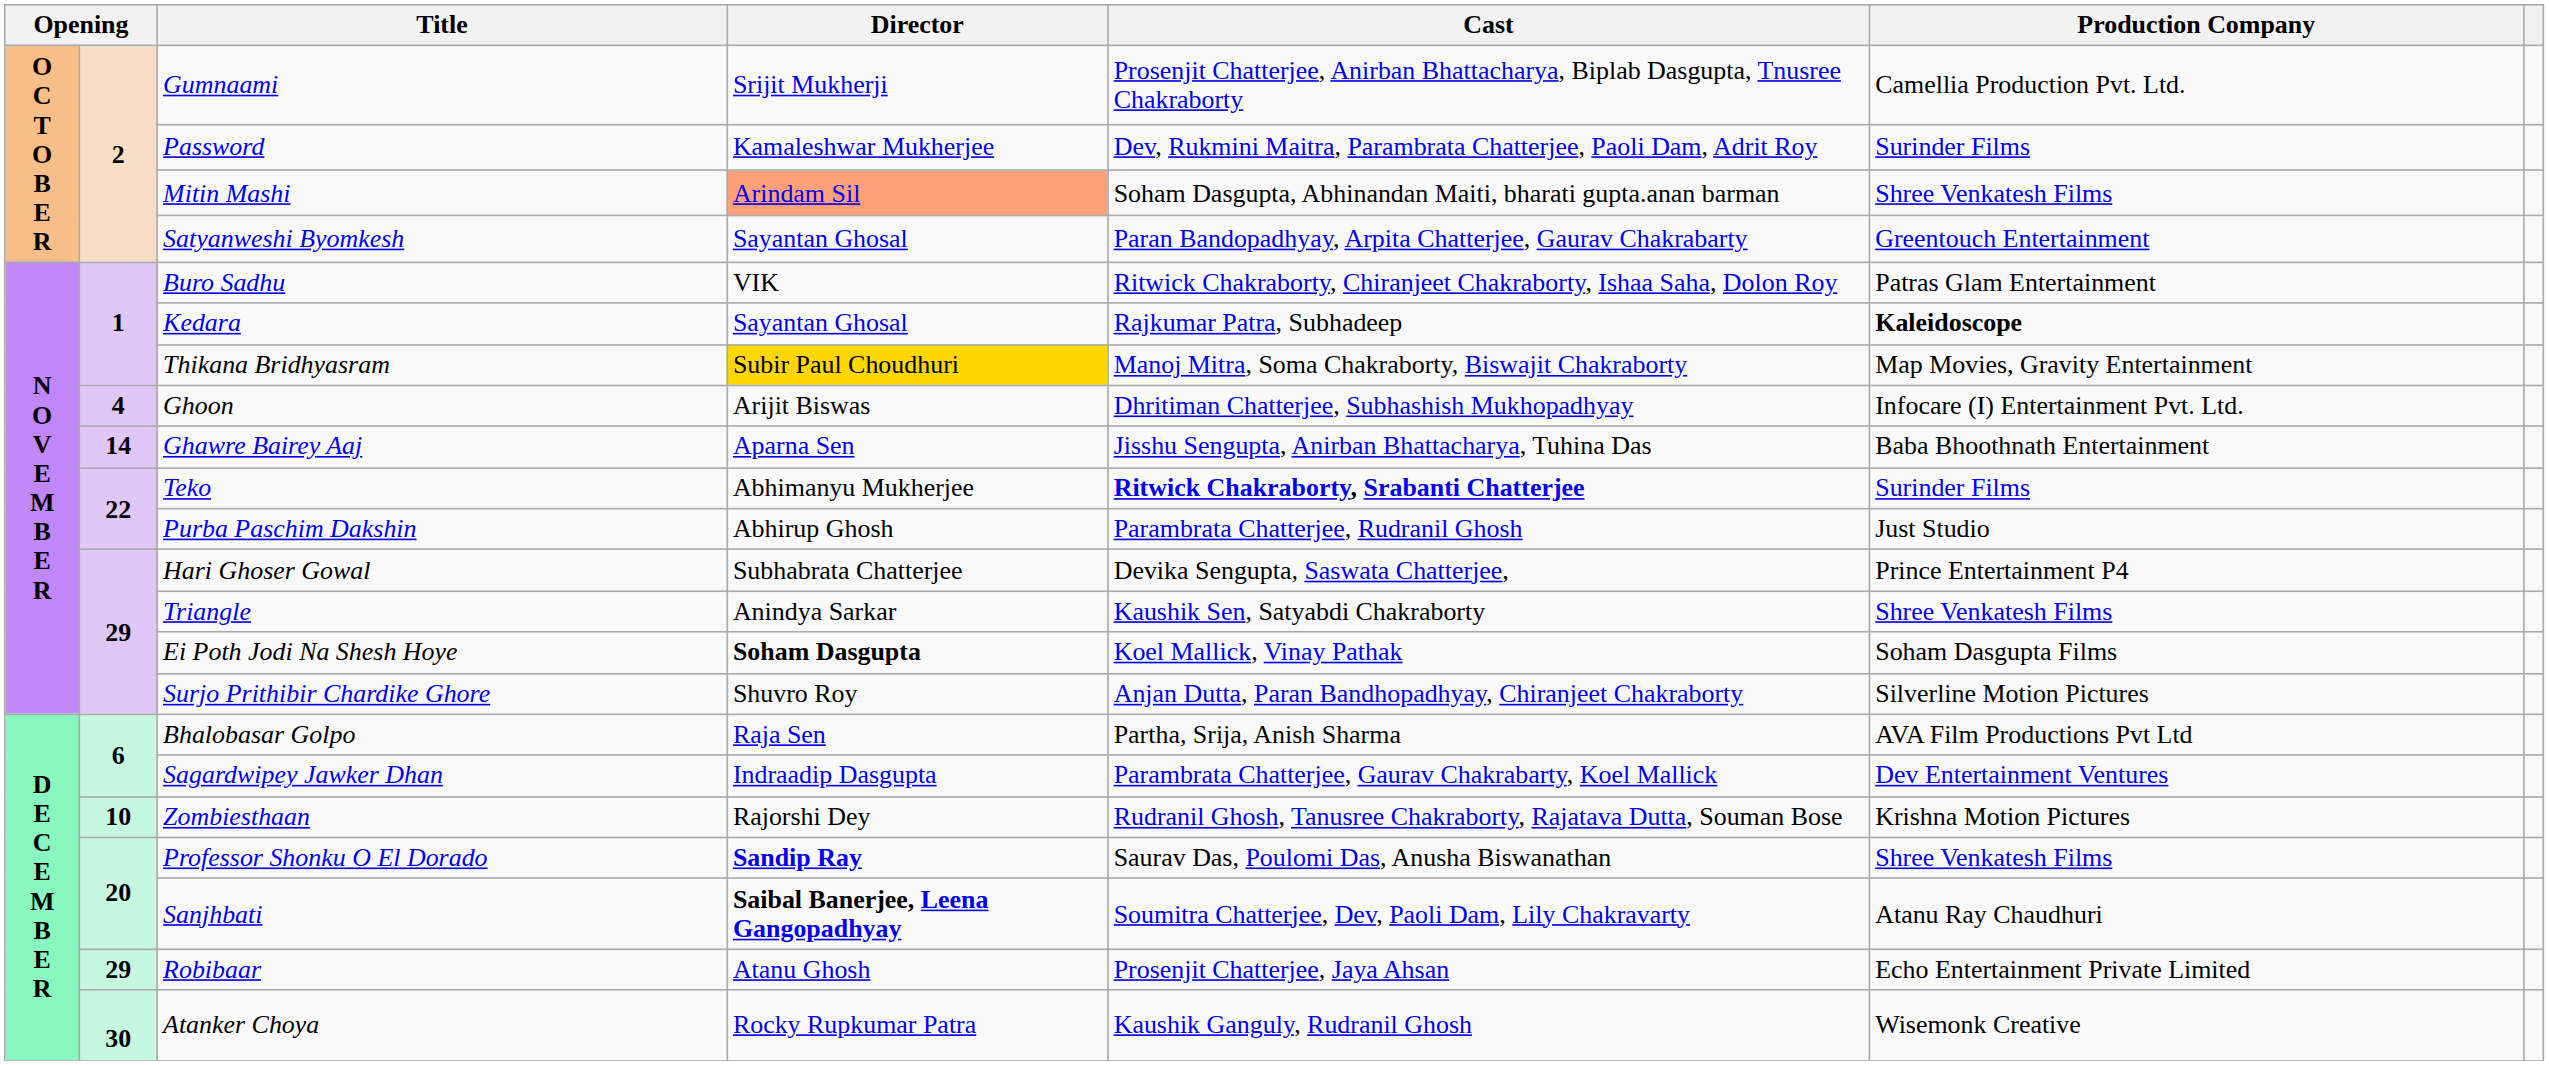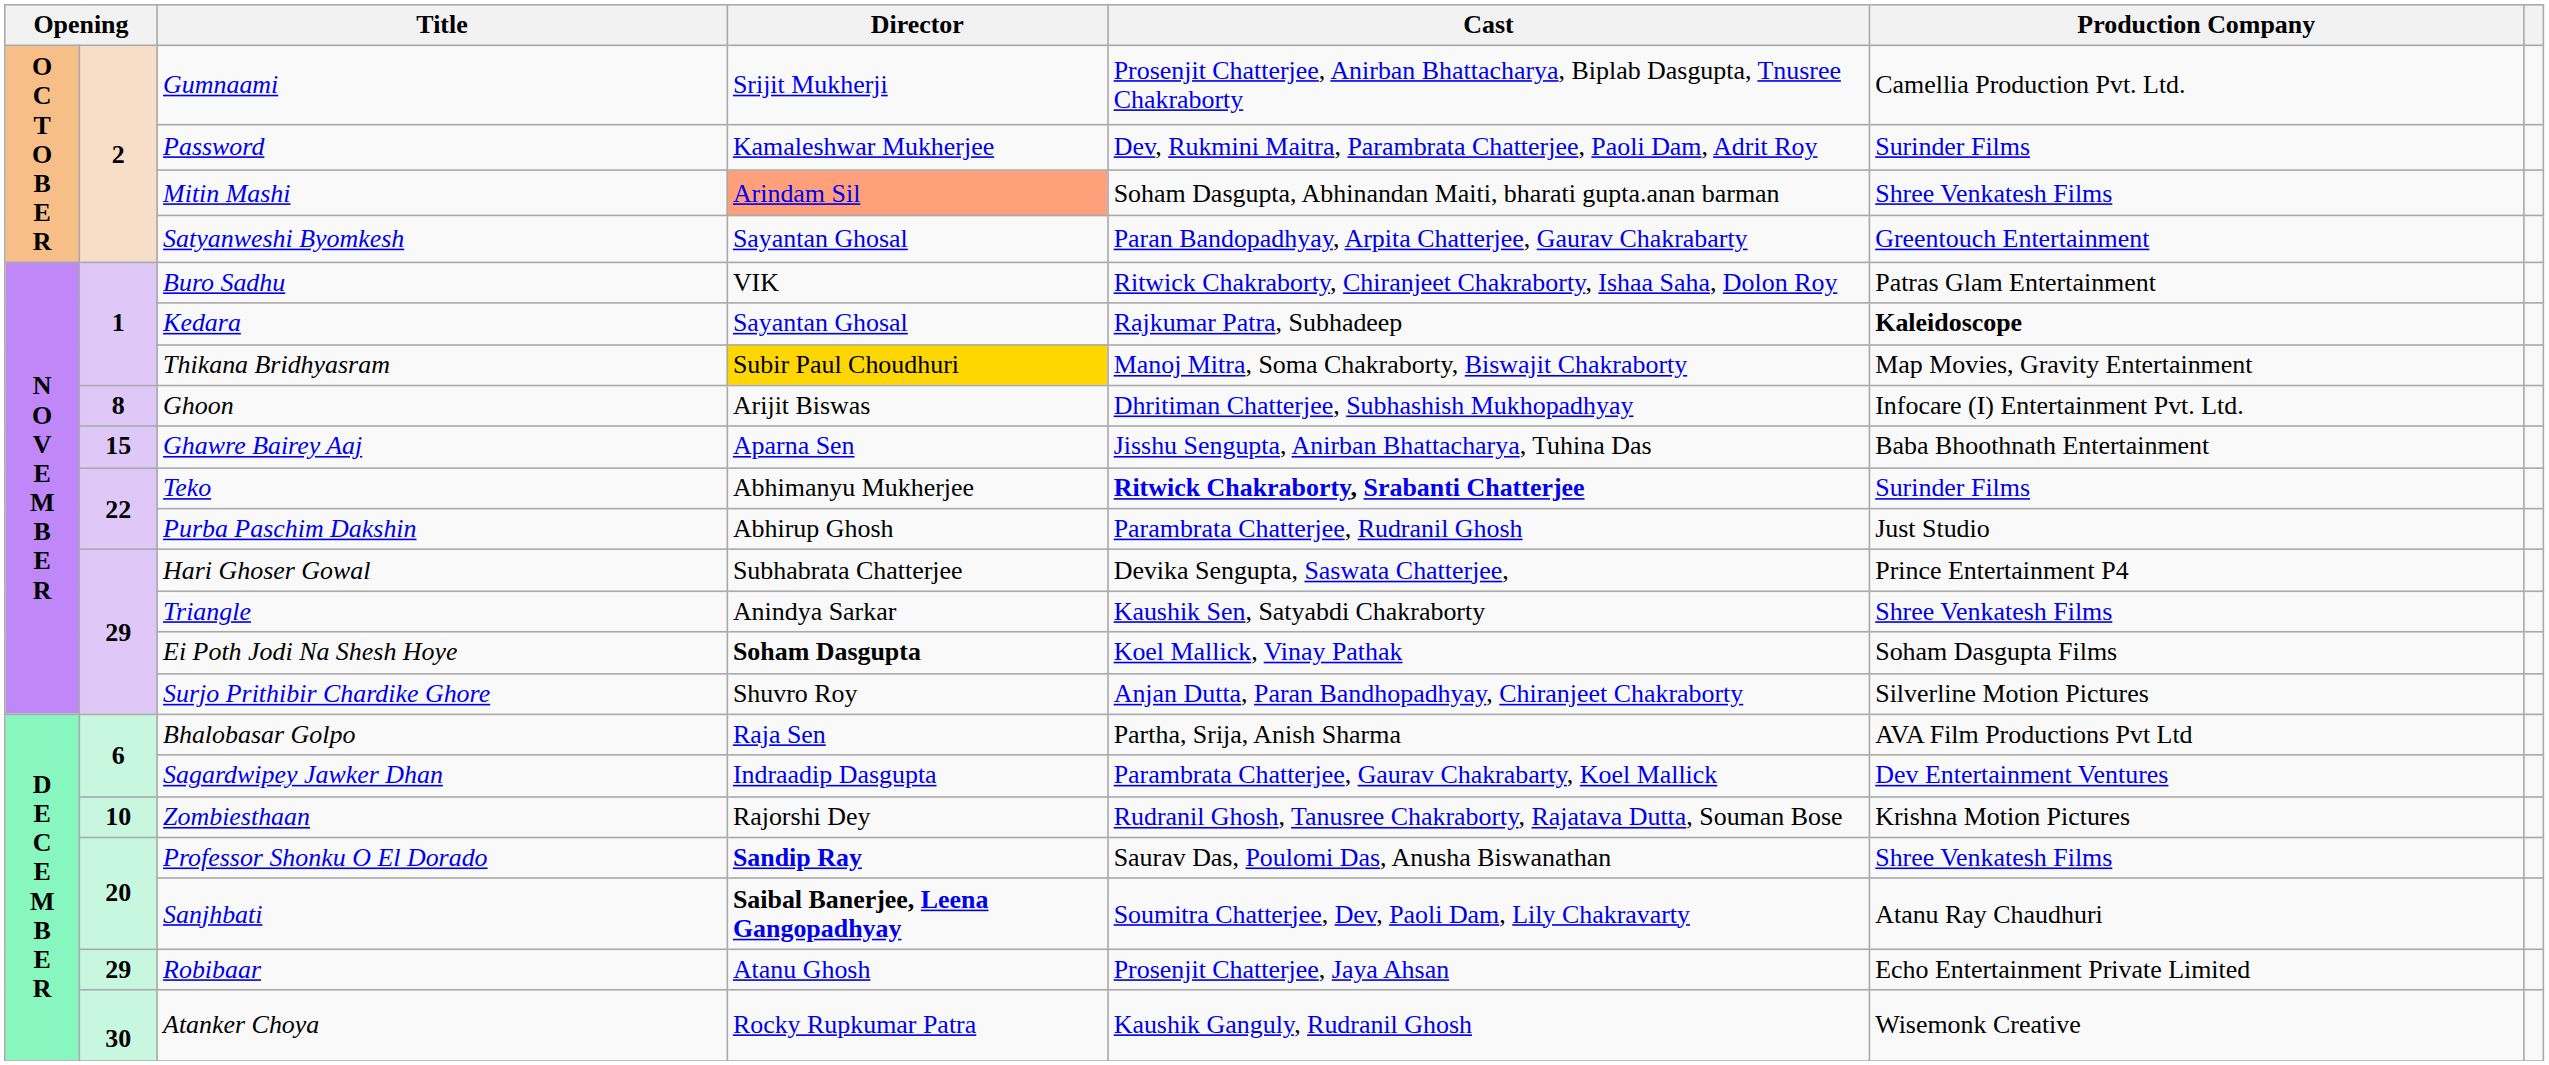(118, 405) 4 -> (118, 405) 8
(118, 446) 14 -> (118, 446) 15
